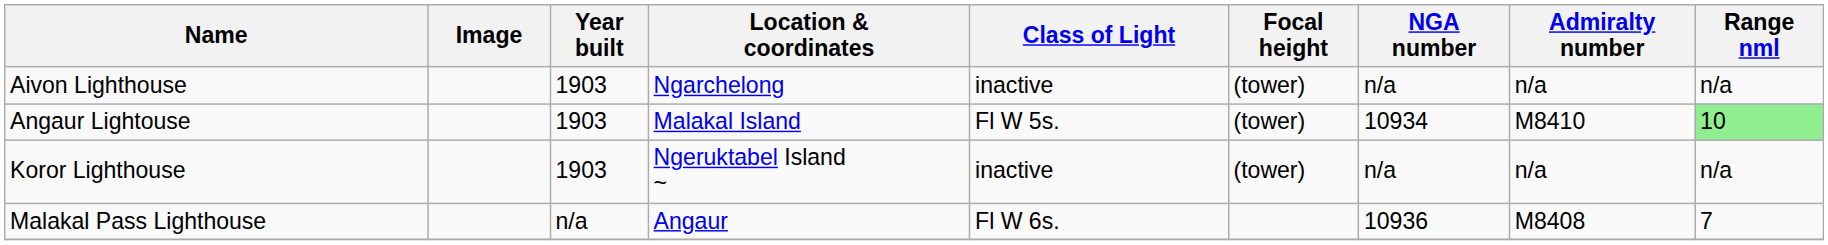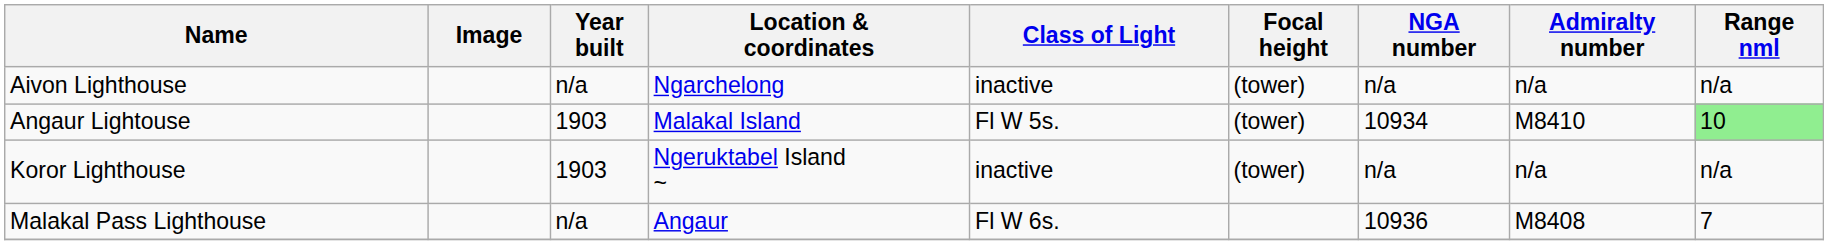(581, 85) 1903 -> (572, 85) n/a
